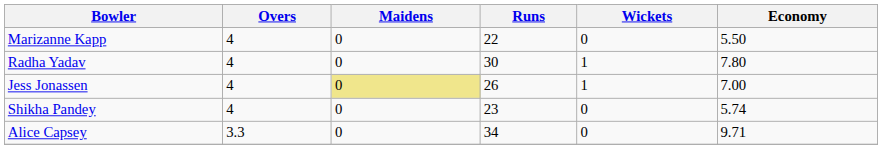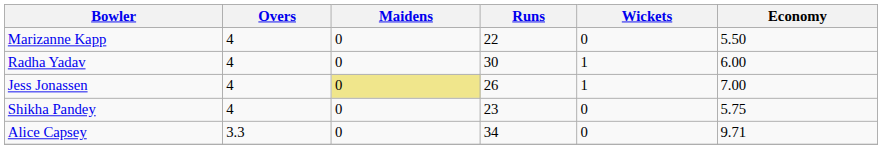(733, 62) 7.80 -> (733, 62) 6.00
(733, 109) 5.74 -> (733, 109) 5.75
